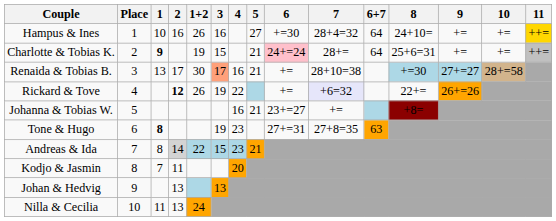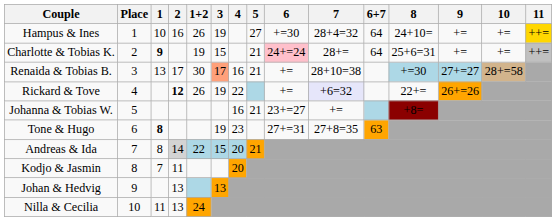(220, 33) 16 -> (220, 33) 19
(238, 149) 23 -> (238, 149) 20
